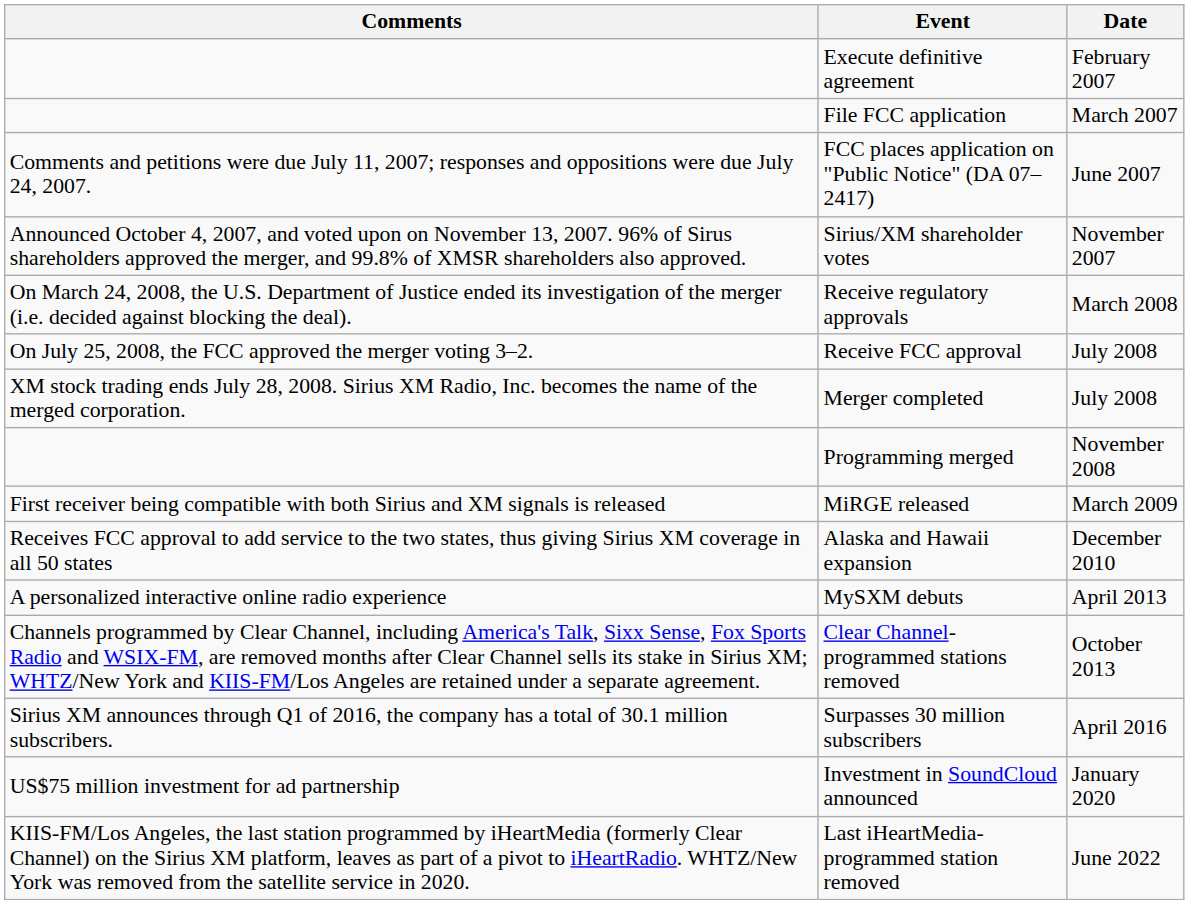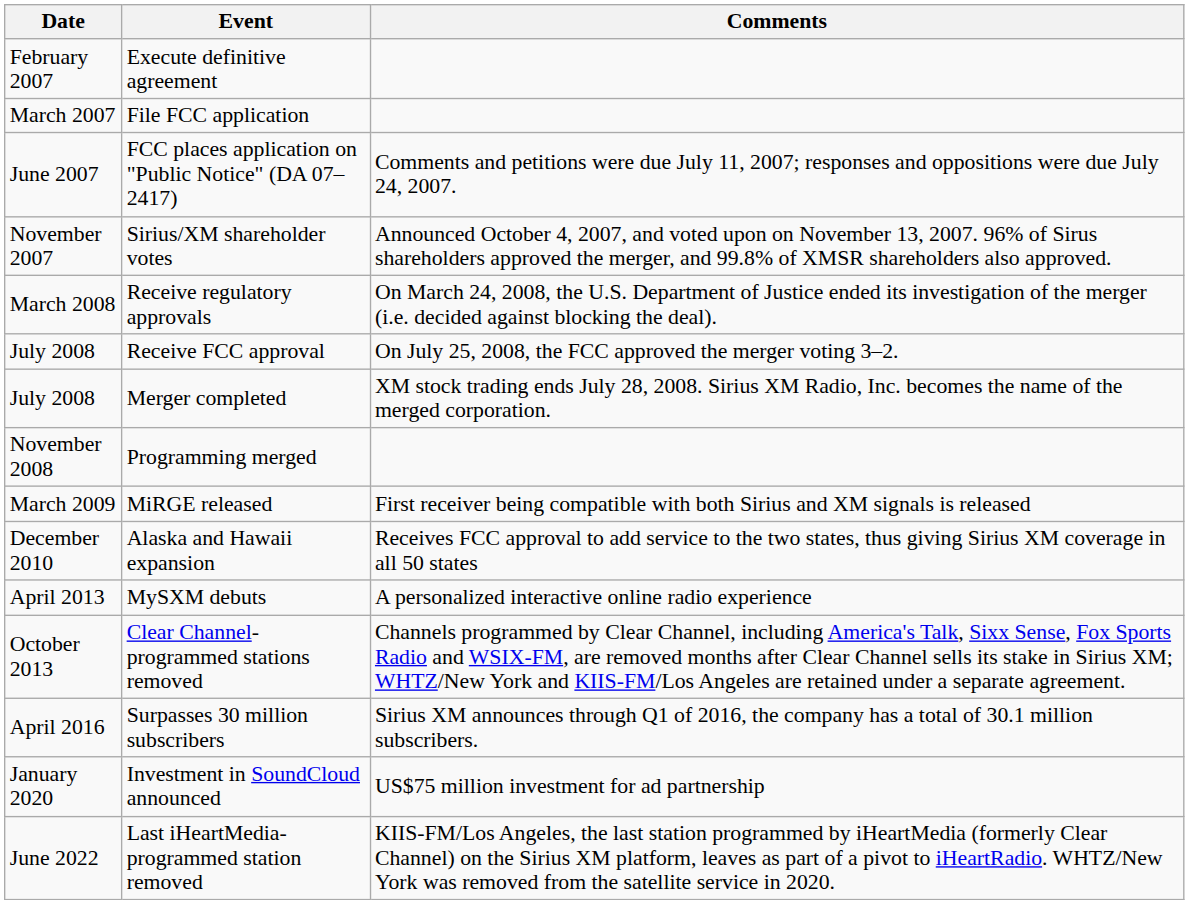columns swapped: (1125, 21) <-> (412, 21)
